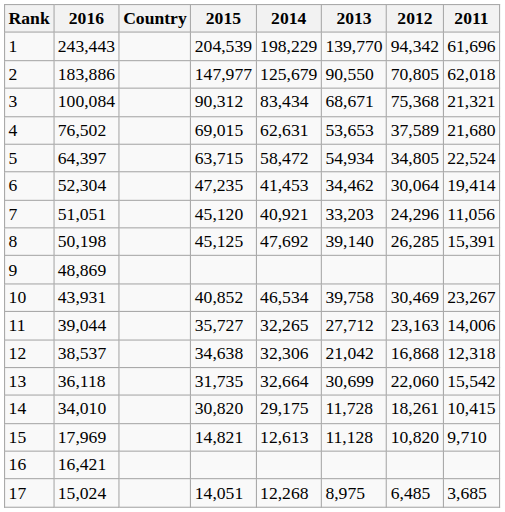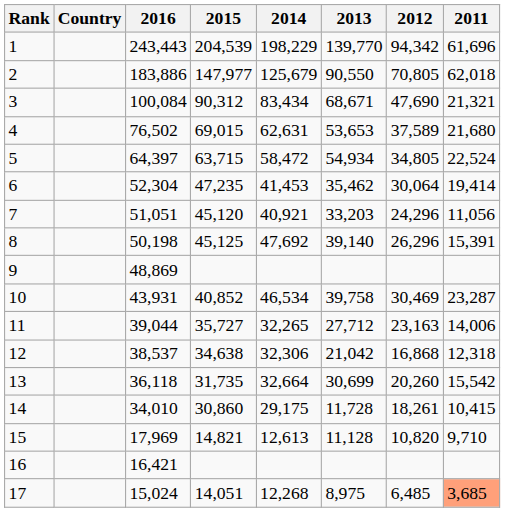columns swapped: (155, 18) <-> (86, 18)
(415, 102) 75,368 -> (415, 102) 47,690
(350, 185) 34,462 -> (350, 185) 35,462
(415, 241) 26,285 -> (415, 241) 26,296
(471, 297) 23,267 -> (471, 297) 23,287
(415, 381) 22,060 -> (415, 381) 20,260
(219, 409) 30,820 -> (219, 409) 30,860
(467, 492) no background -> (467, 492) lightsalmon background
